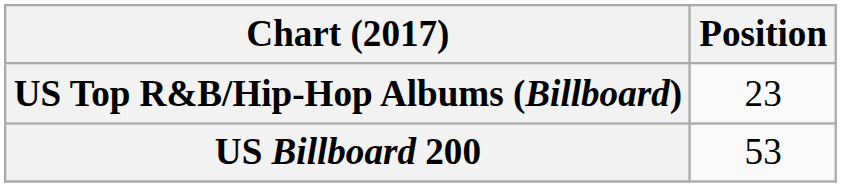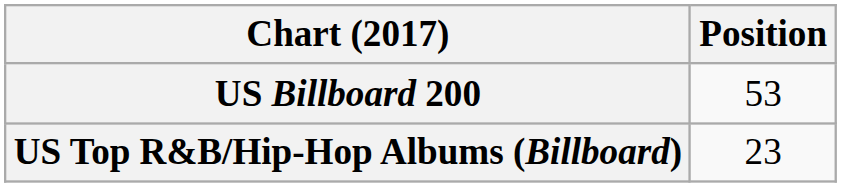rows swapped: (348, 151) <-> (348, 92)
